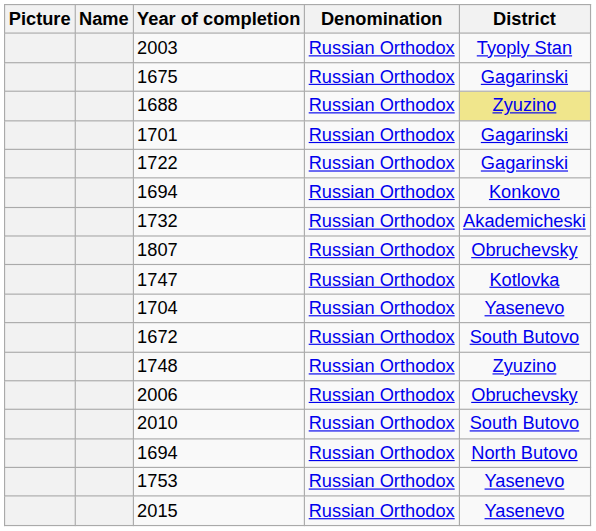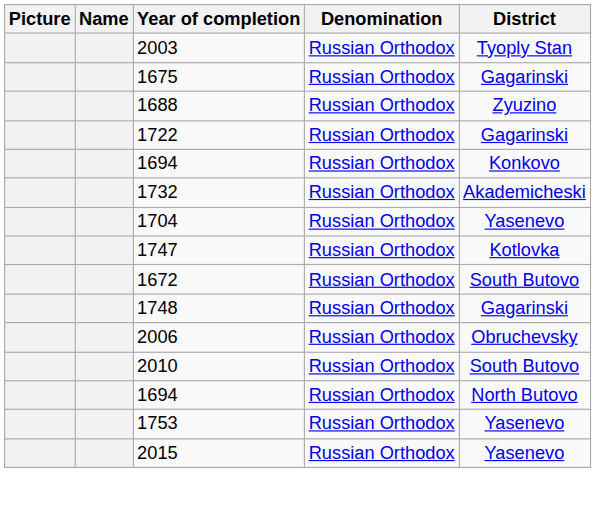(524, 105) khaki background -> (524, 105) no background
- row: (40, 135)
- row: (40, 250)
rows swapped: (40, 308) <-> (40, 279)
(524, 366) Zyuzino -> (524, 308) Gagarinski
